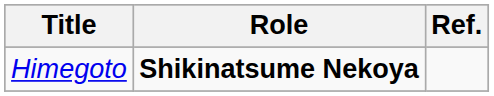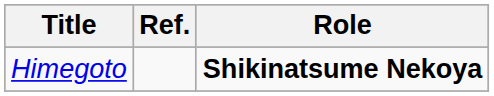columns swapped: (279, 25) <-> (457, 25)
